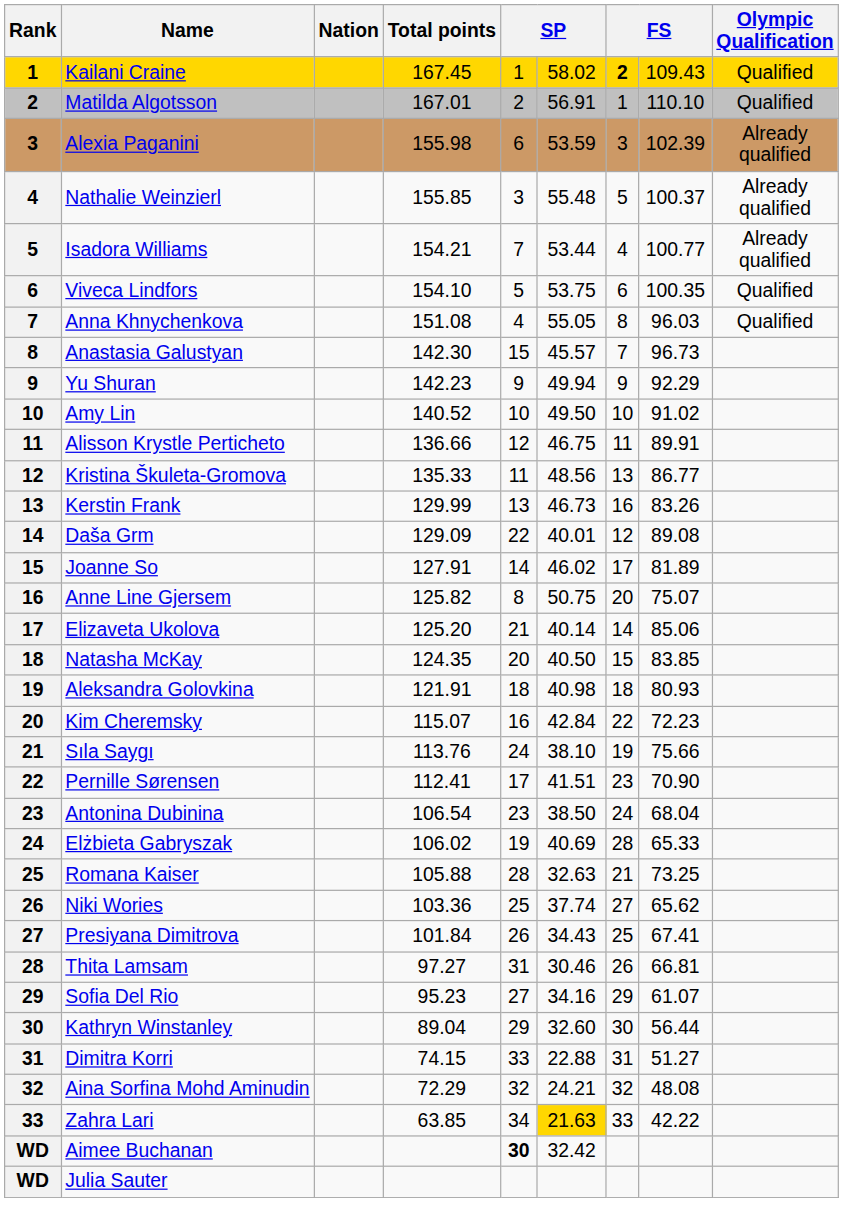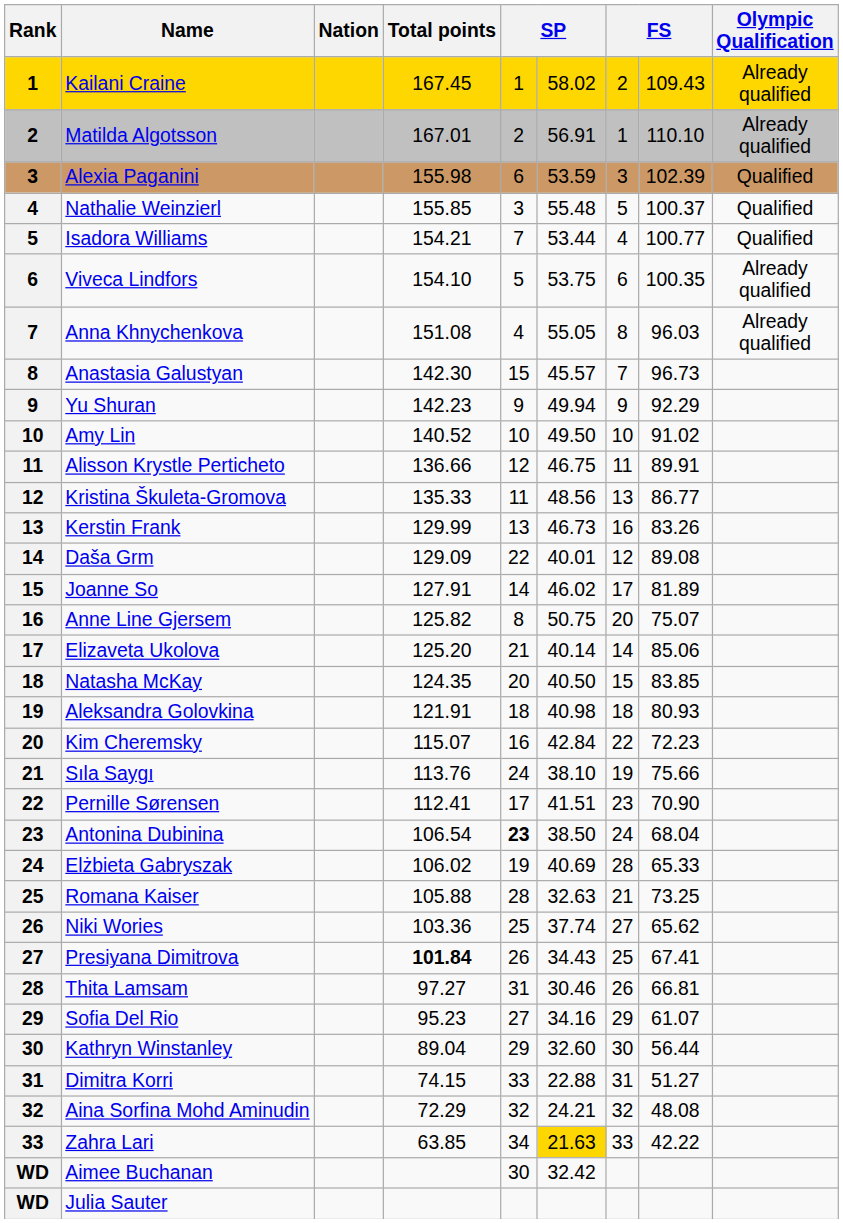(622, 72) bold -> (622, 83) normal
(775, 72) Qualified -> (775, 83) Already qualified
(775, 103) Qualified -> (775, 135) Already qualified
(775, 144) Already qualified -> (775, 177) Qualified
(775, 197) Already qualified -> (775, 208) Qualified
(775, 249) Already qualified -> (775, 238) Qualified
(775, 291) Qualified -> (775, 280) Already qualified
(775, 321) Qualified -> (775, 332) Already qualified
(519, 813) normal -> (519, 834) bold
(442, 935) normal -> (442, 957) bold
(519, 1150) bold -> (519, 1172) normal
